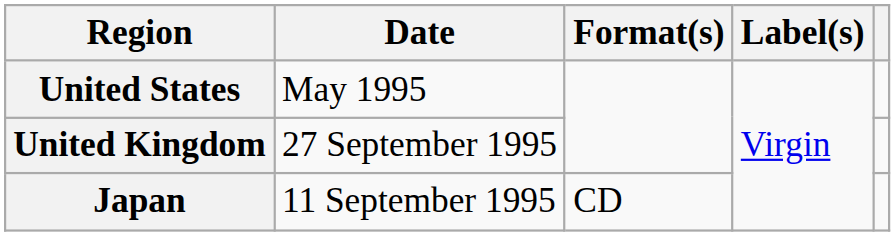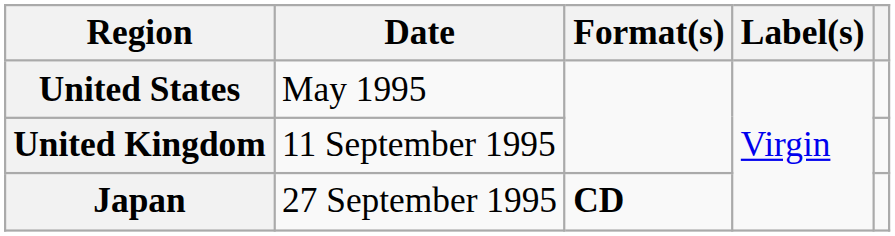(420, 144) 27 September 1995 -> (419, 144) 11 September 1995
(419, 200) 11 September 1995 -> (420, 200) 27 September 1995
(598, 200) normal -> (599, 200) bold
